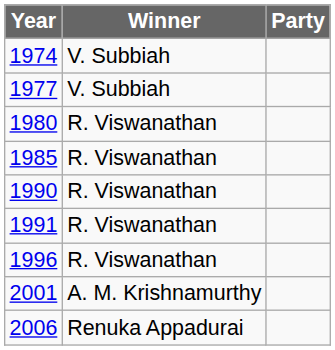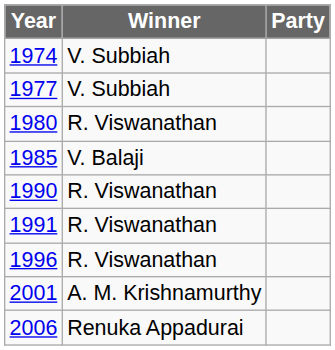(142, 157) R. Viswanathan -> (106, 157) V. Balaji
